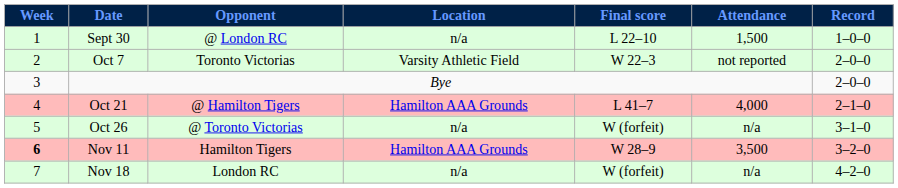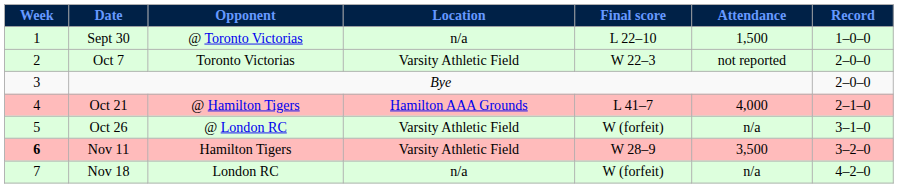(245, 37) @ London RC -> (245, 37) @ Toronto Victorias
(245, 127) @ Toronto Victorias -> (245, 127) @ London RC
(459, 127) n/a -> (459, 127) Varsity Athletic Field
(459, 149) Hamilton AAA Grounds -> (459, 149) Varsity Athletic Field
